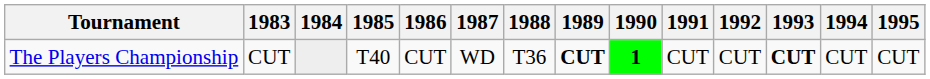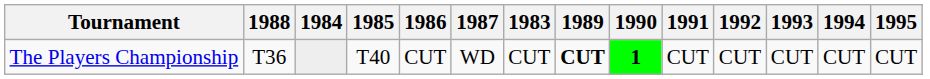columns swapped: (269, 22) <-> (529, 22)
(793, 56) bold -> (792, 56) normal
